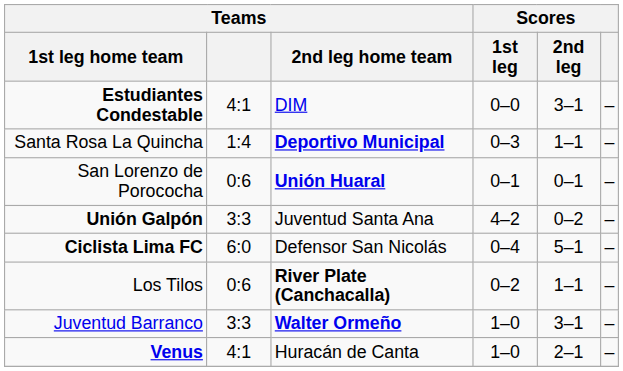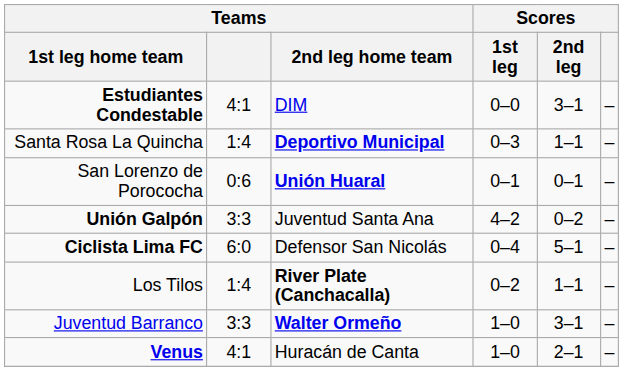(239, 285) 0:6 -> (239, 285) 1:4
